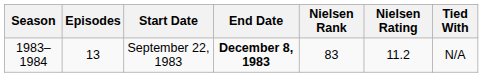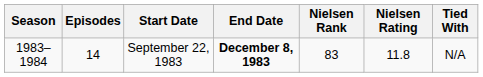(93, 55) 13 -> (93, 55) 14
(398, 55) 11.2 -> (398, 55) 11.8
